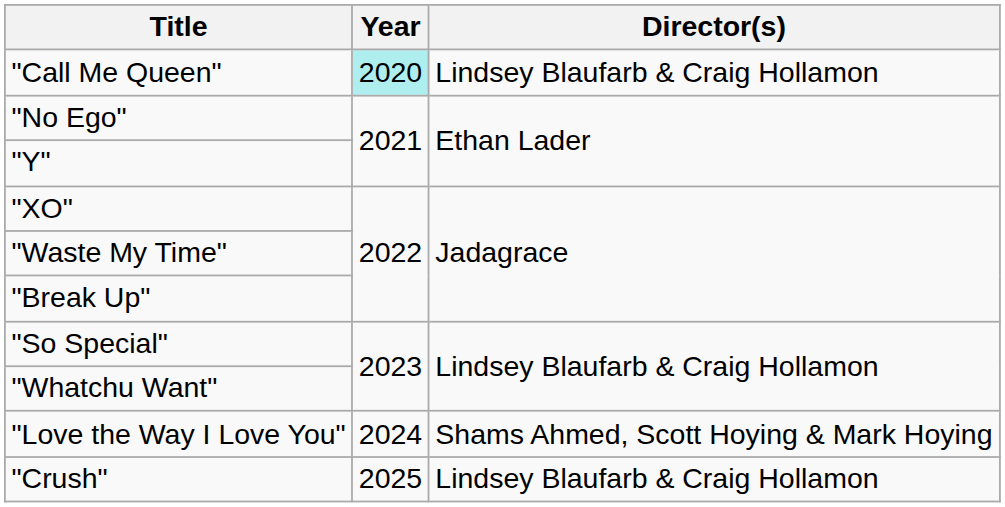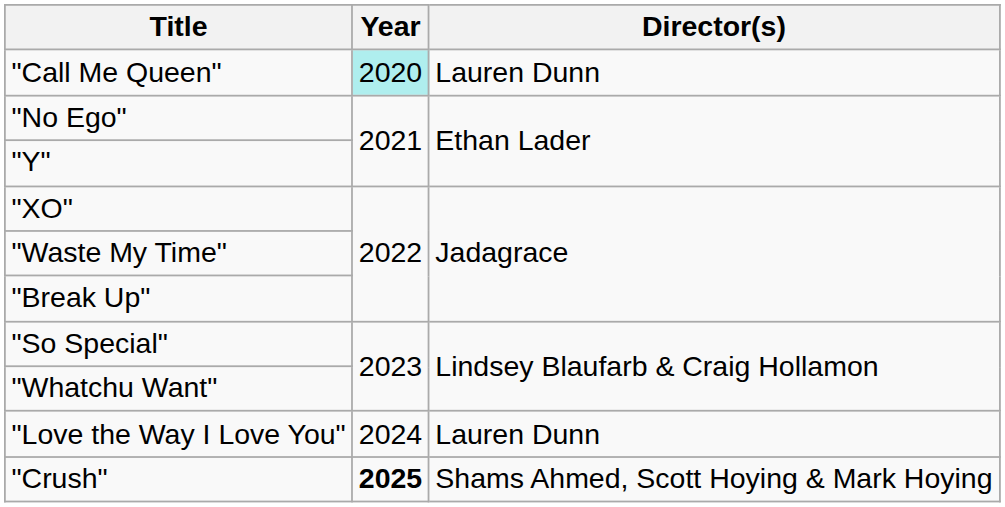(657, 72) Lindsey Blaufarb & Craig Hollamon -> (518, 72) Lauren Dunn
(714, 433) Shams Ahmed, Scott Hoying & Mark Hoying -> (518, 433) Lauren Dunn
(391, 478) normal -> (391, 478) bold
(657, 478) Lindsey Blaufarb & Craig Hollamon -> (714, 478) Shams Ahmed, Scott Hoying & Mark Hoying
